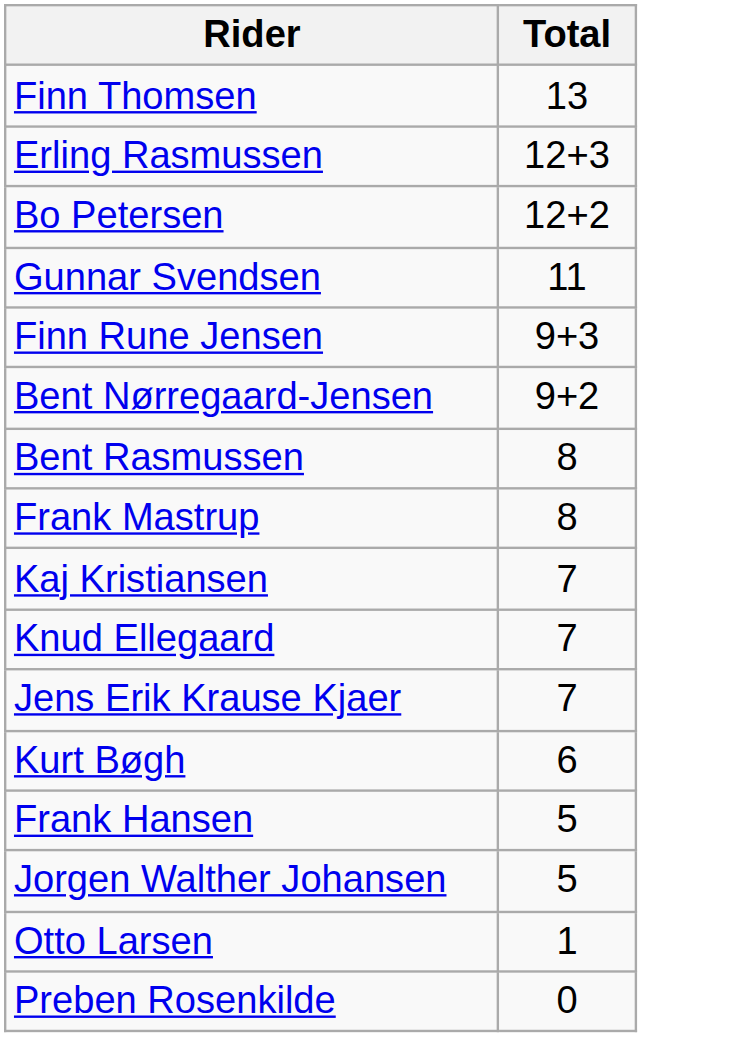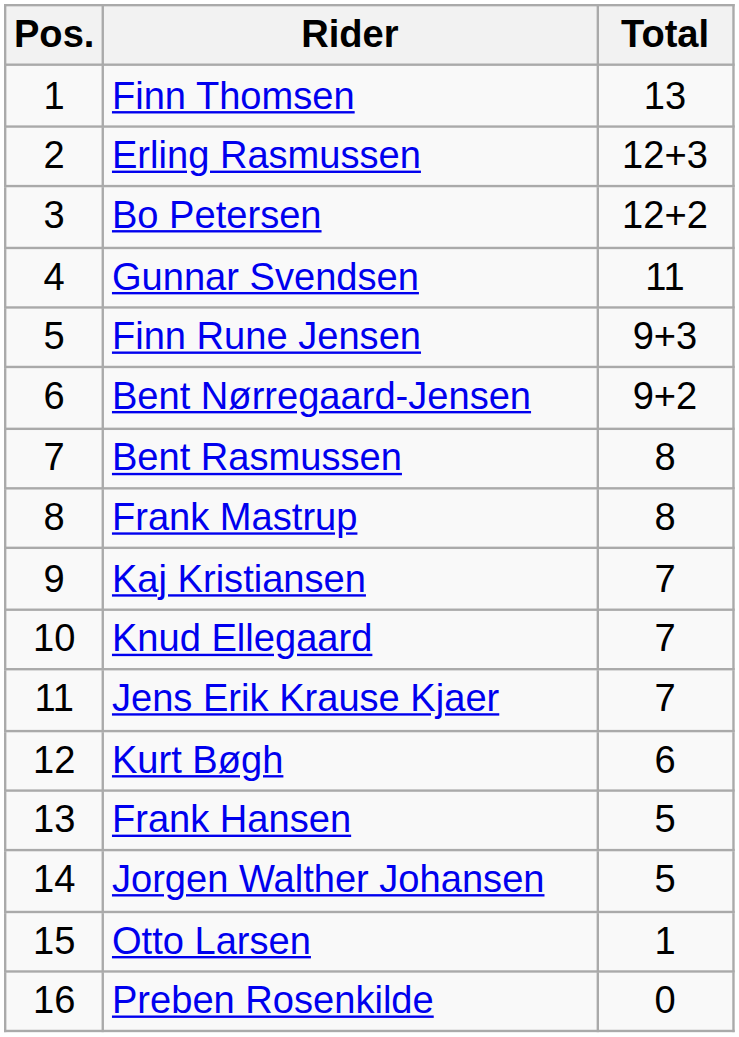+ column: (54, 34)
